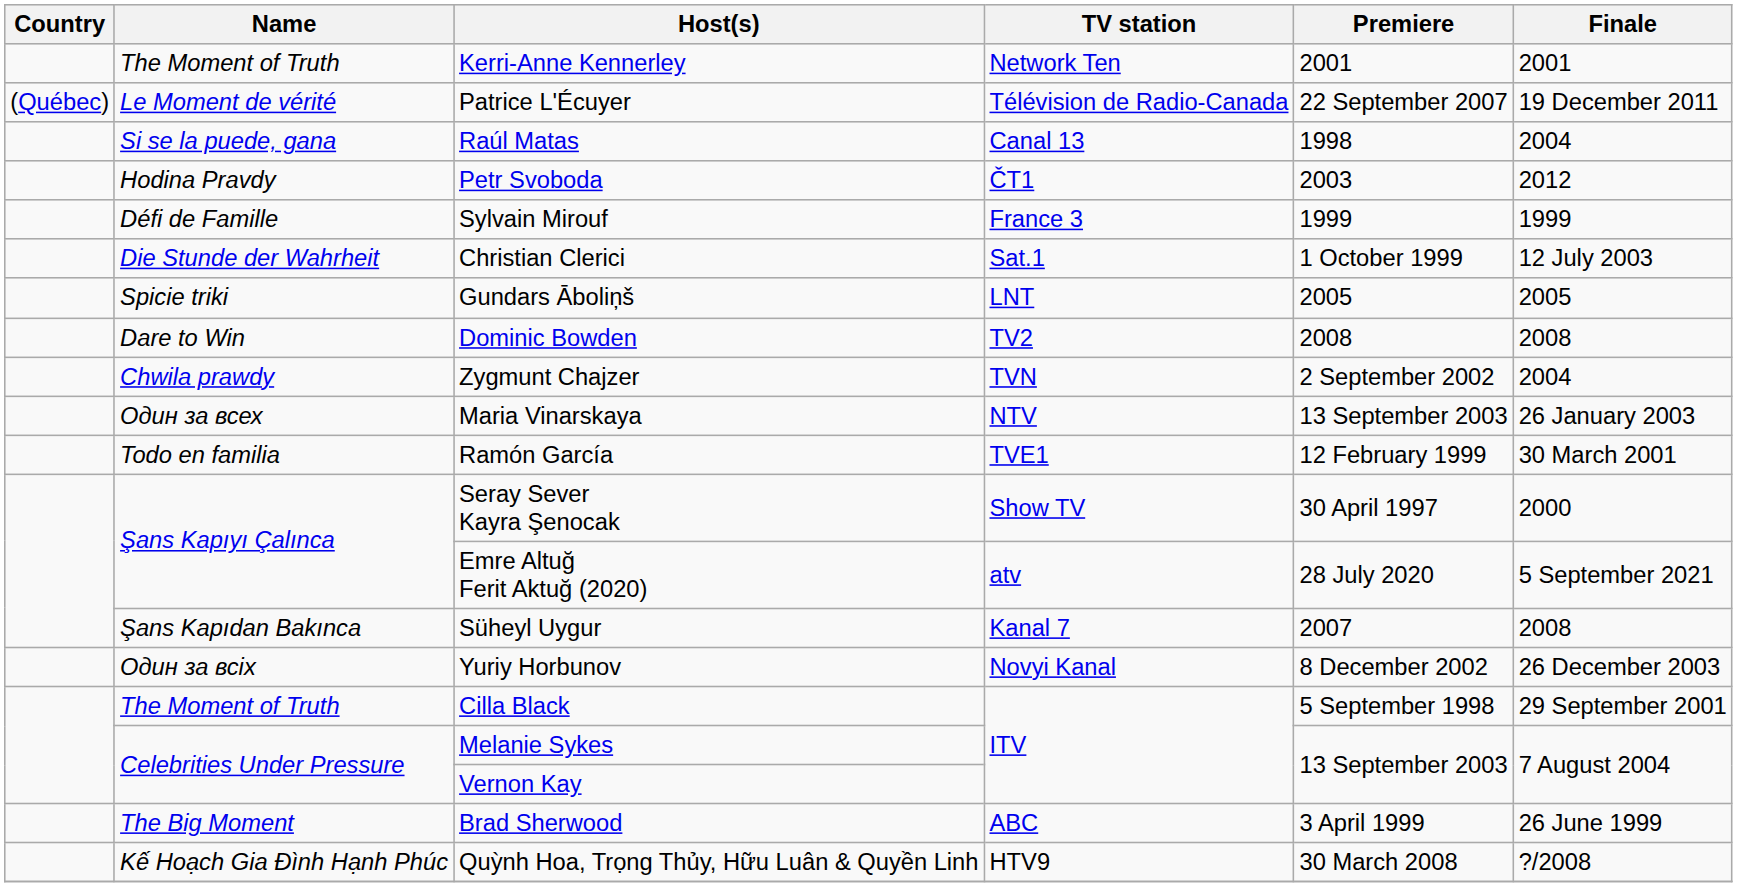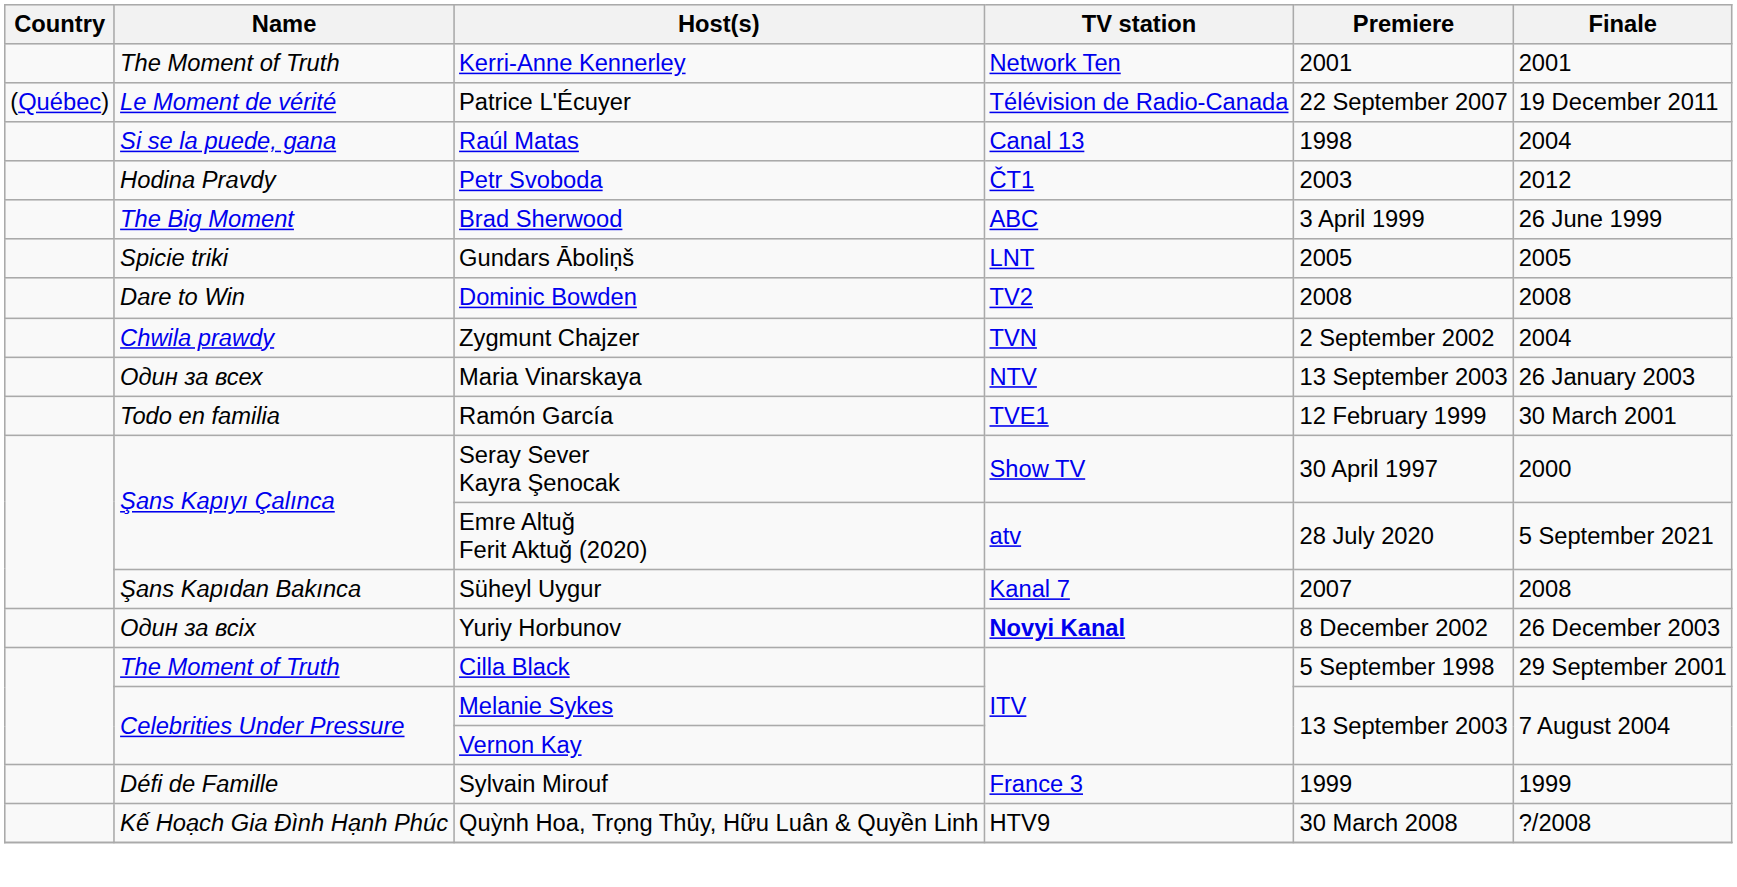rows swapped: (533, 219) <-> (541, 823)
- row: (542, 258)
(1053, 666) normal -> (1057, 627) bold
